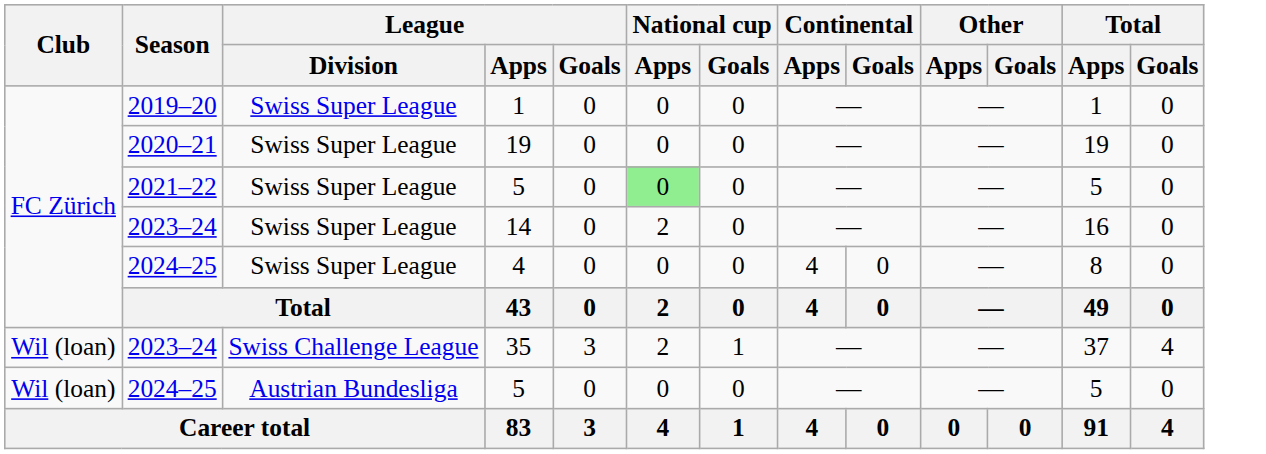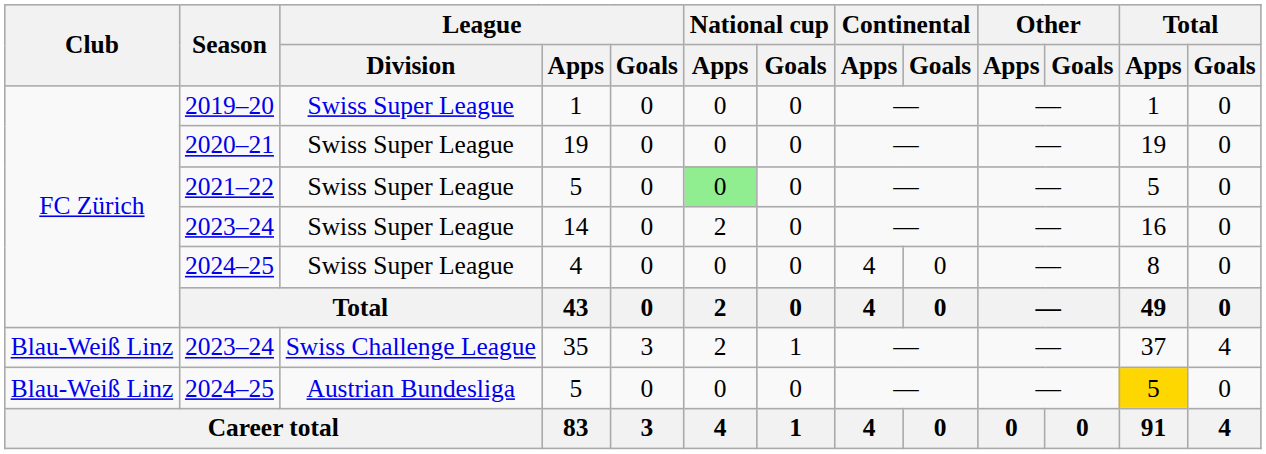(63, 347) Wil (loan) -> (92, 347) Blau-Weiß Linz
(63, 387) Wil (loan) -> (92, 387) Blau-Weiß Linz
(1096, 387) no background -> (1153, 387) gold background
